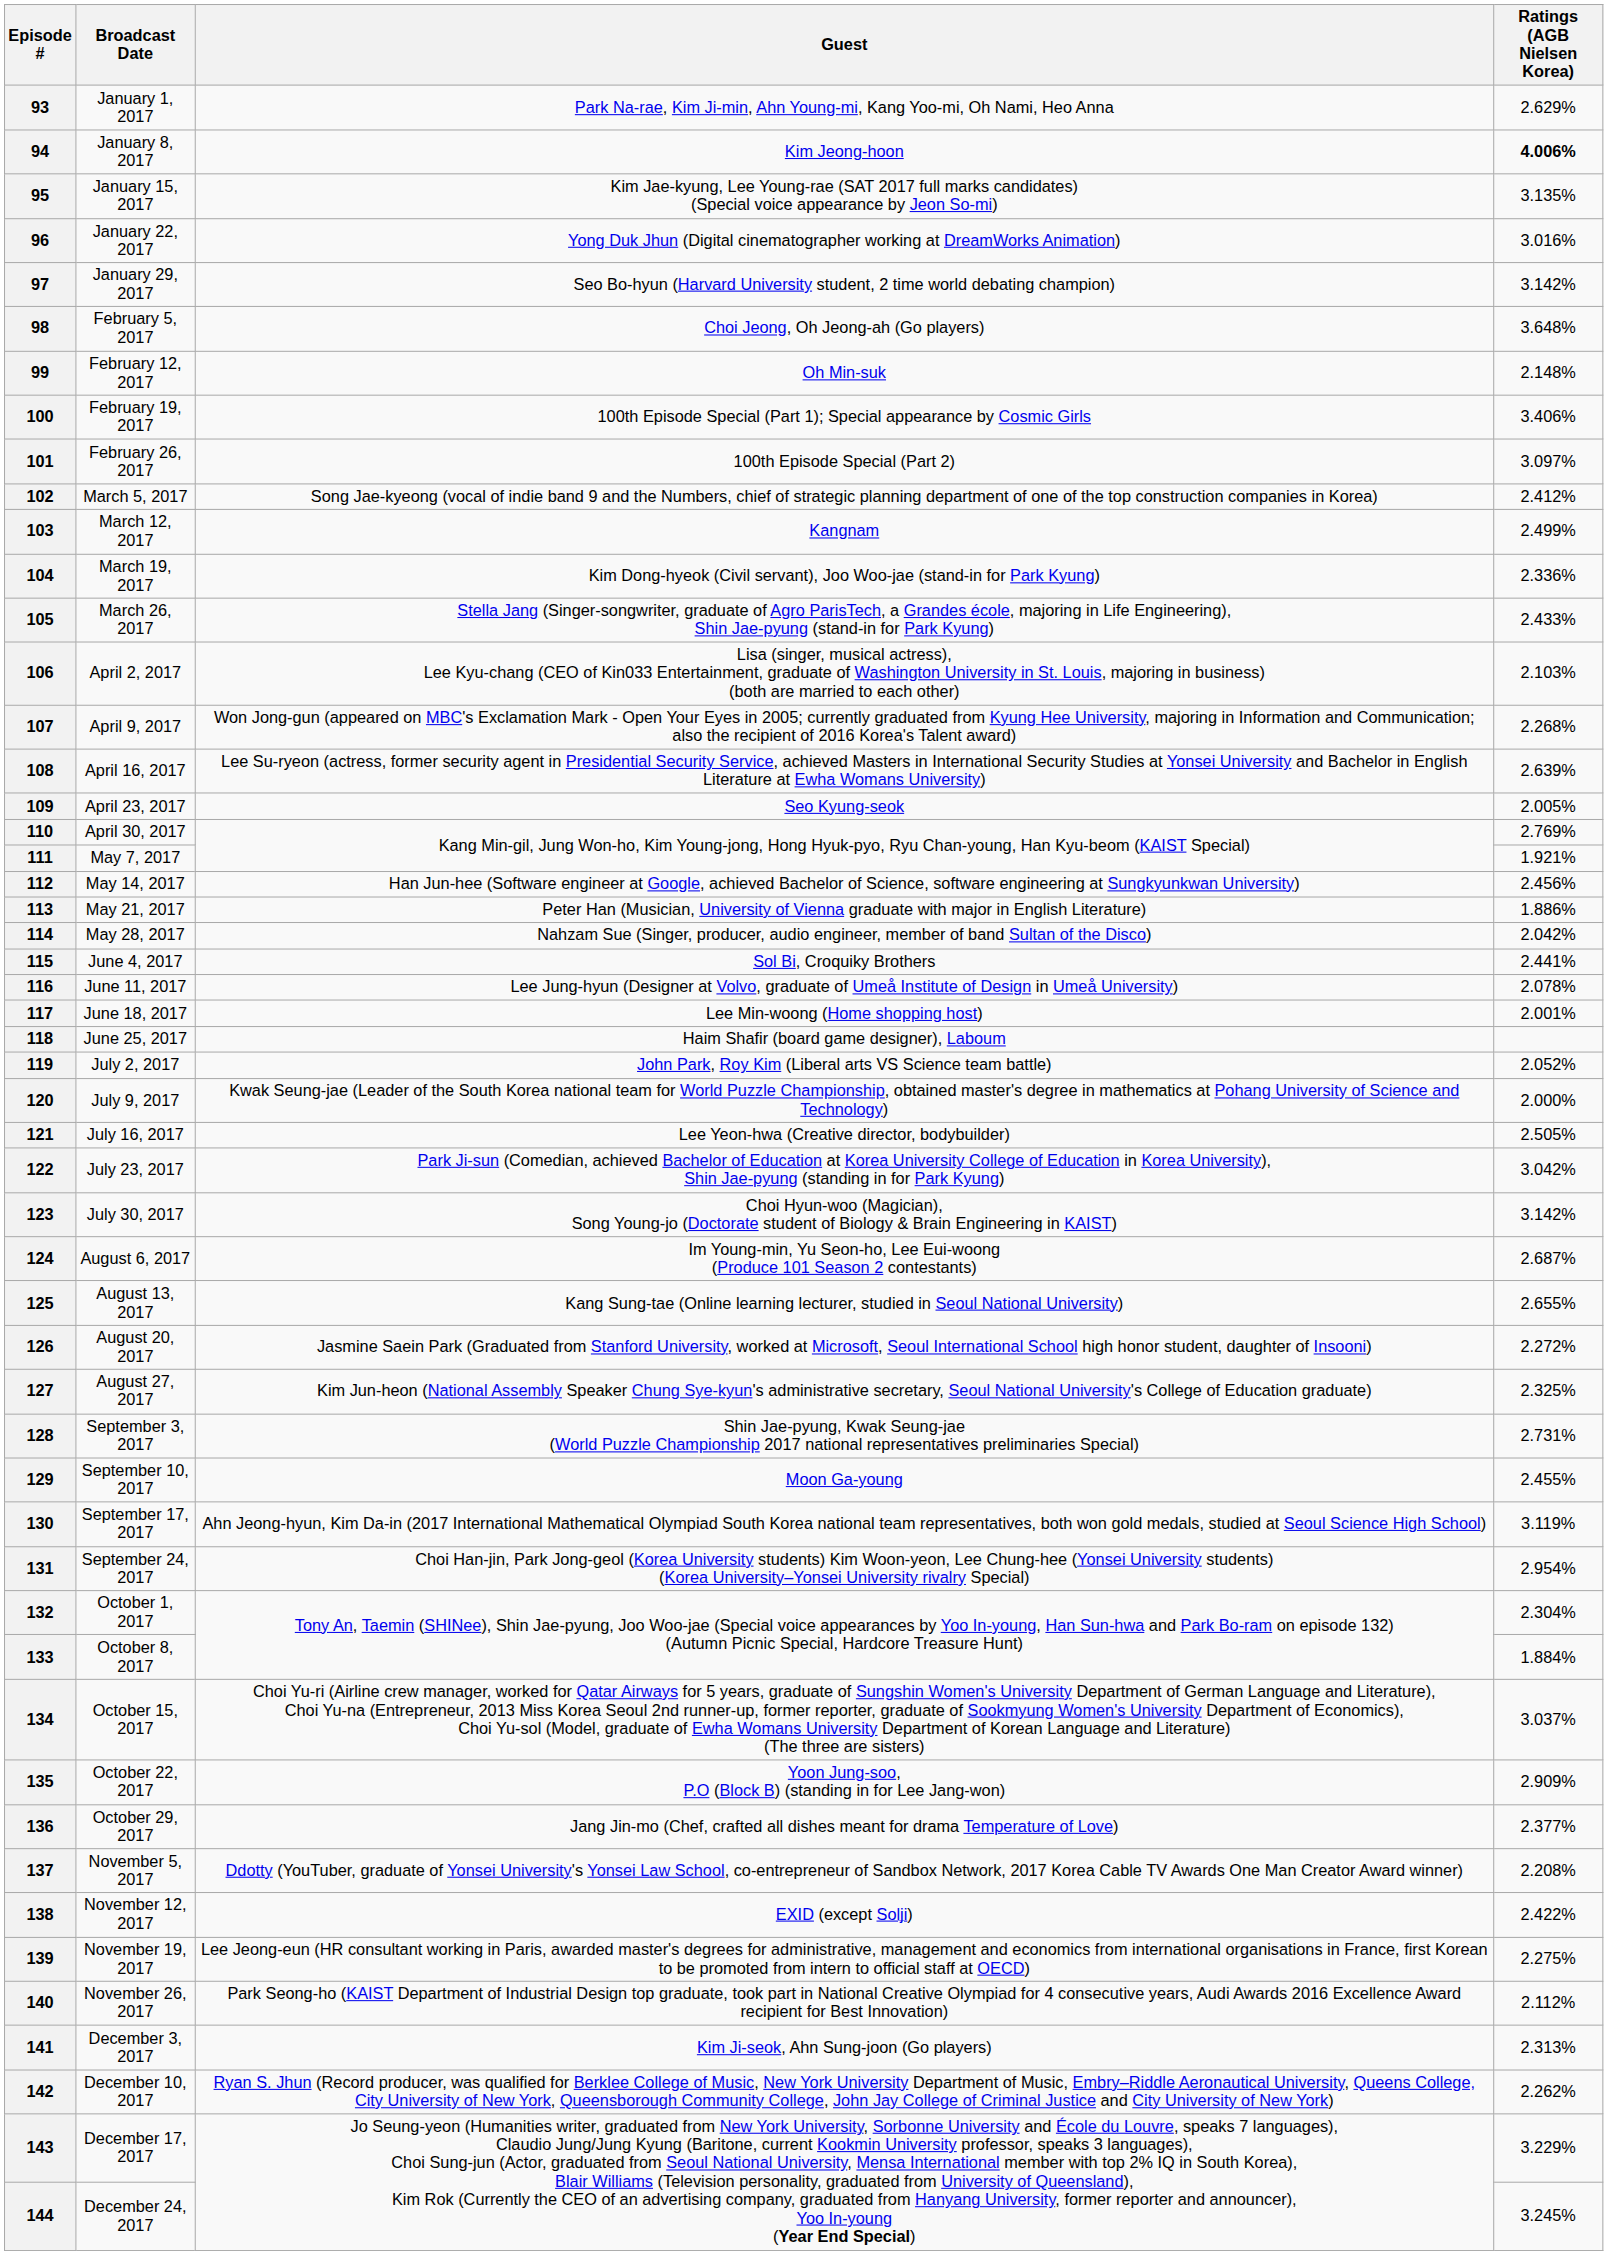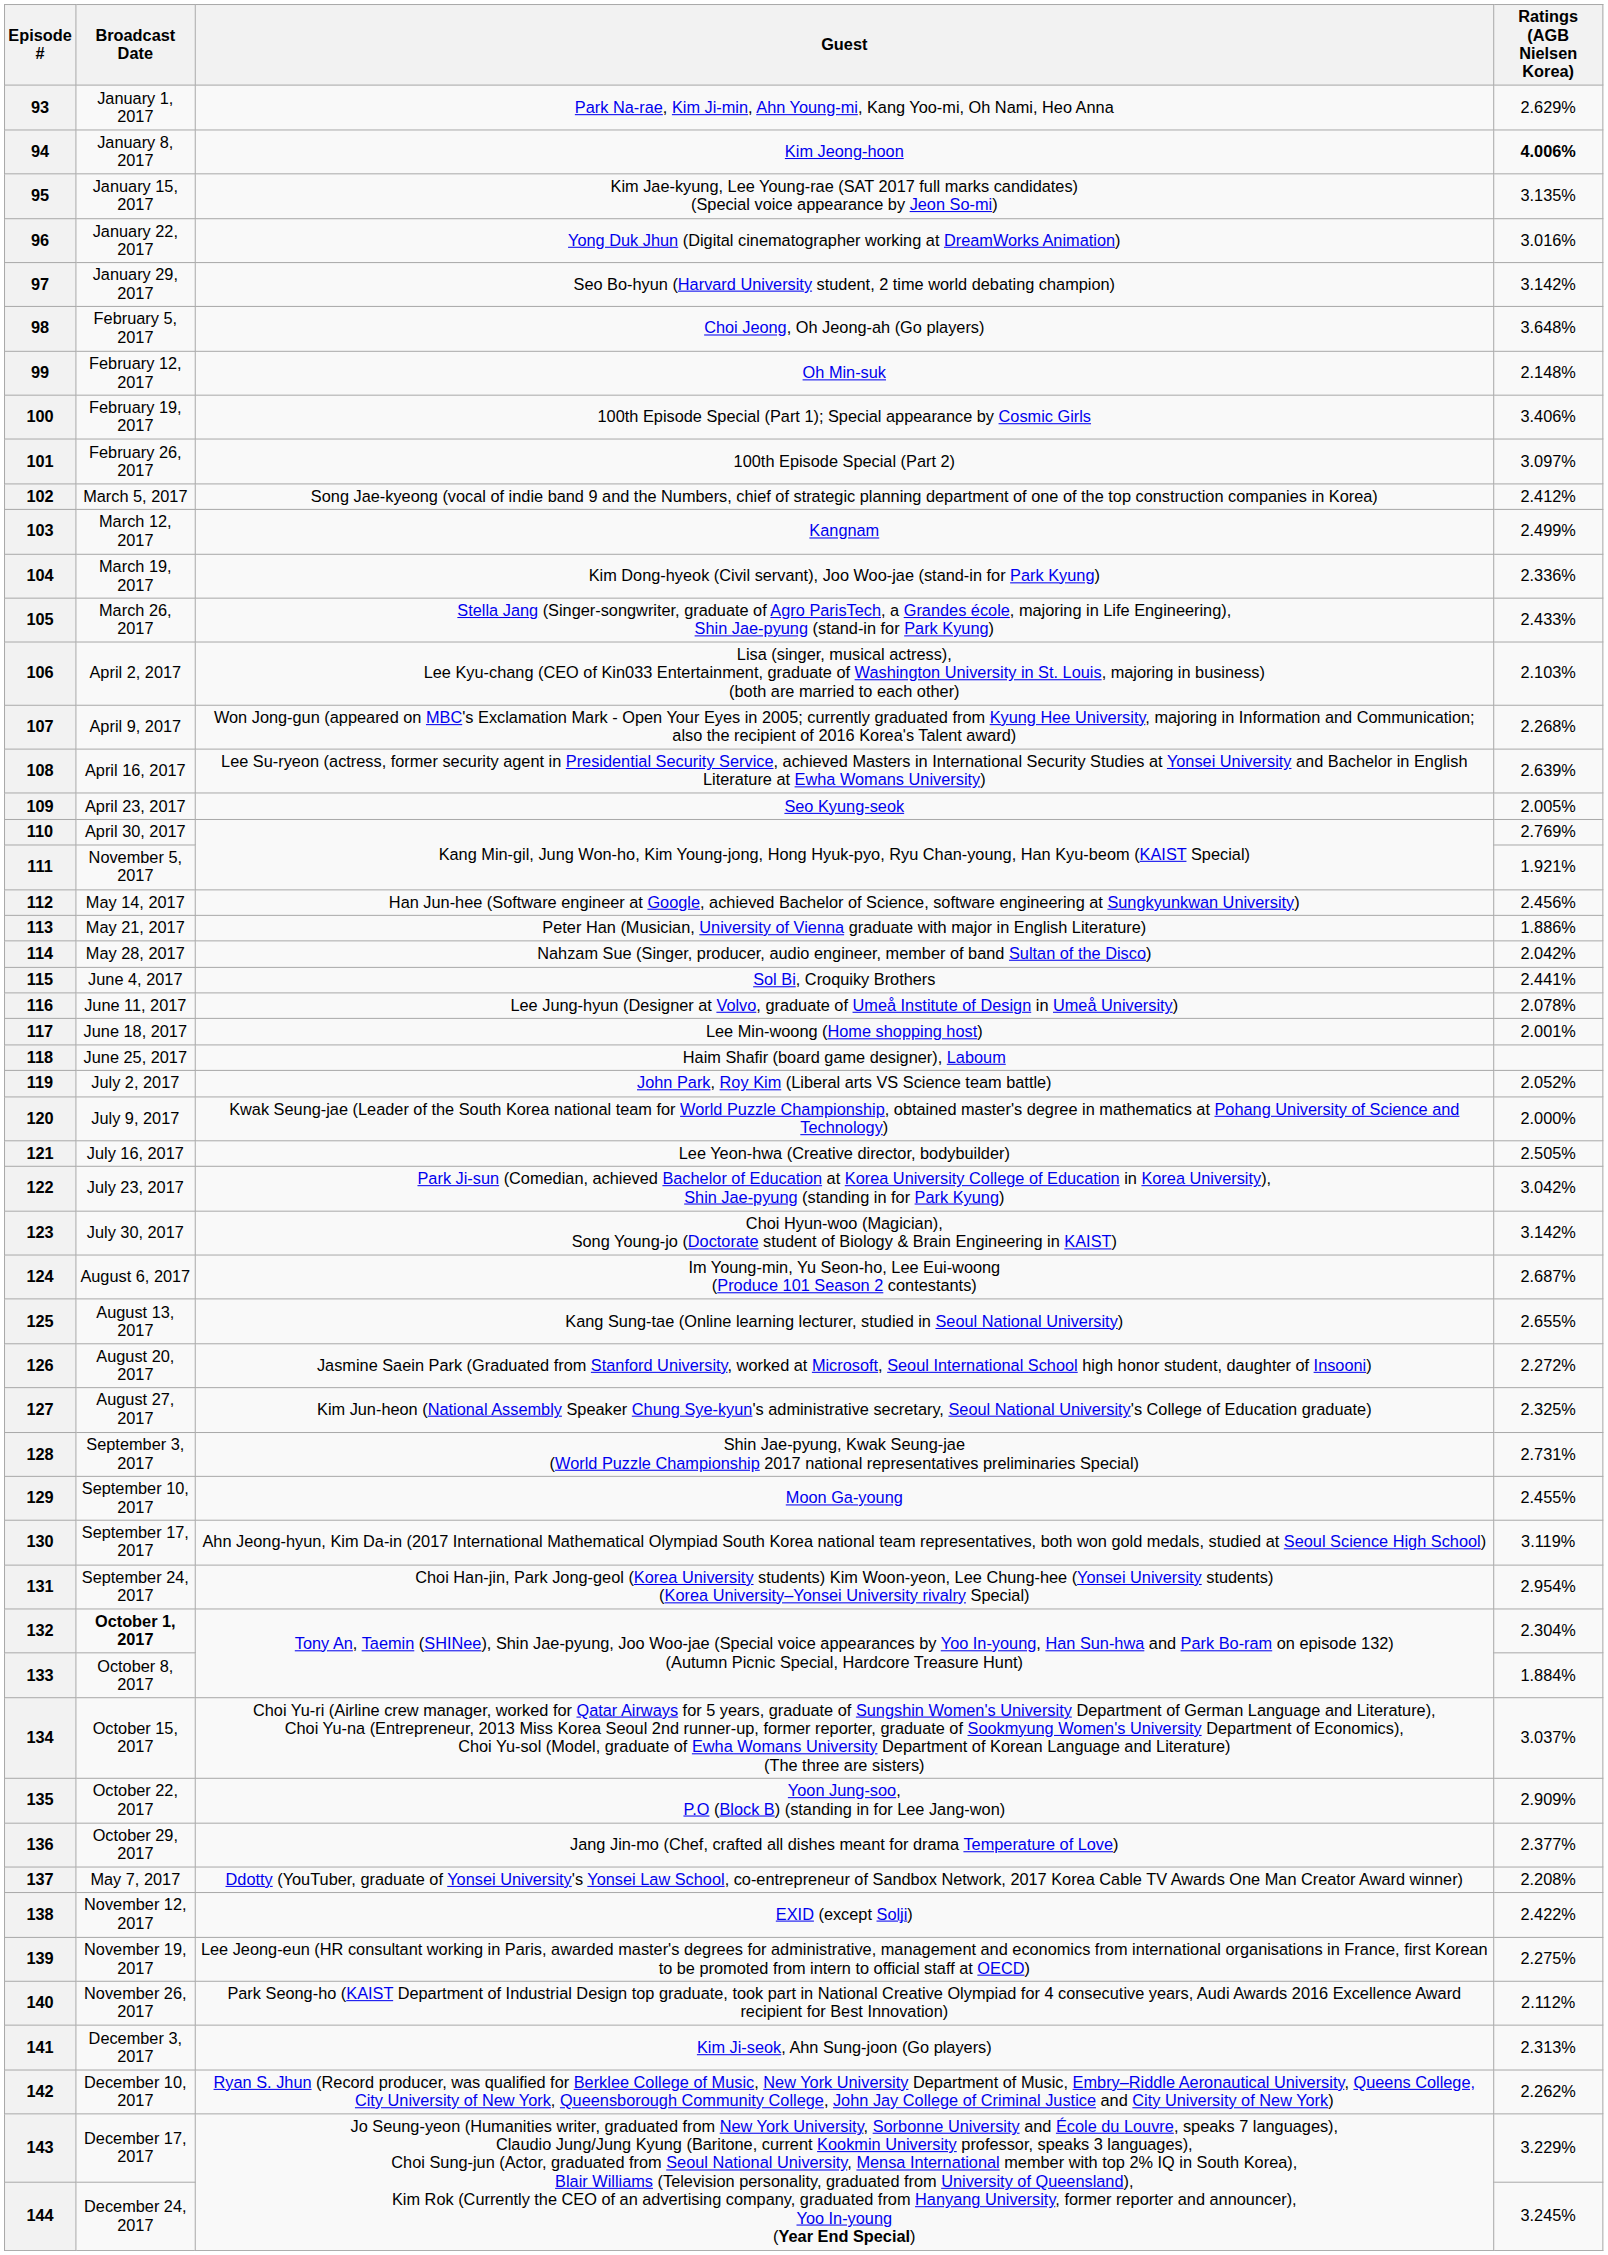(135, 858) May 7, 2017 -> (135, 867) November 5, 2017
(135, 1612) normal -> (135, 1631) bold
(135, 1870) November 5, 2017 -> (135, 1879) May 7, 2017
